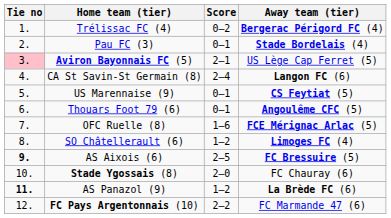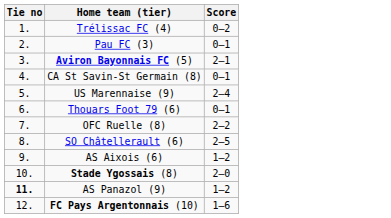- column: (312, 12)
(25, 61) pink background -> (25, 61) no background
(221, 77) 2–4 -> (221, 77) 0–1
(221, 93) 0–1 -> (221, 93) 2–4
(221, 125) 1–6 -> (221, 125) 2–2
(221, 141) 1–2 -> (221, 141) 2–5
(25, 157) bold -> (25, 157) normal
(221, 157) 2–5 -> (221, 157) 1–2
(221, 206) 2–2 -> (221, 206) 1–6
